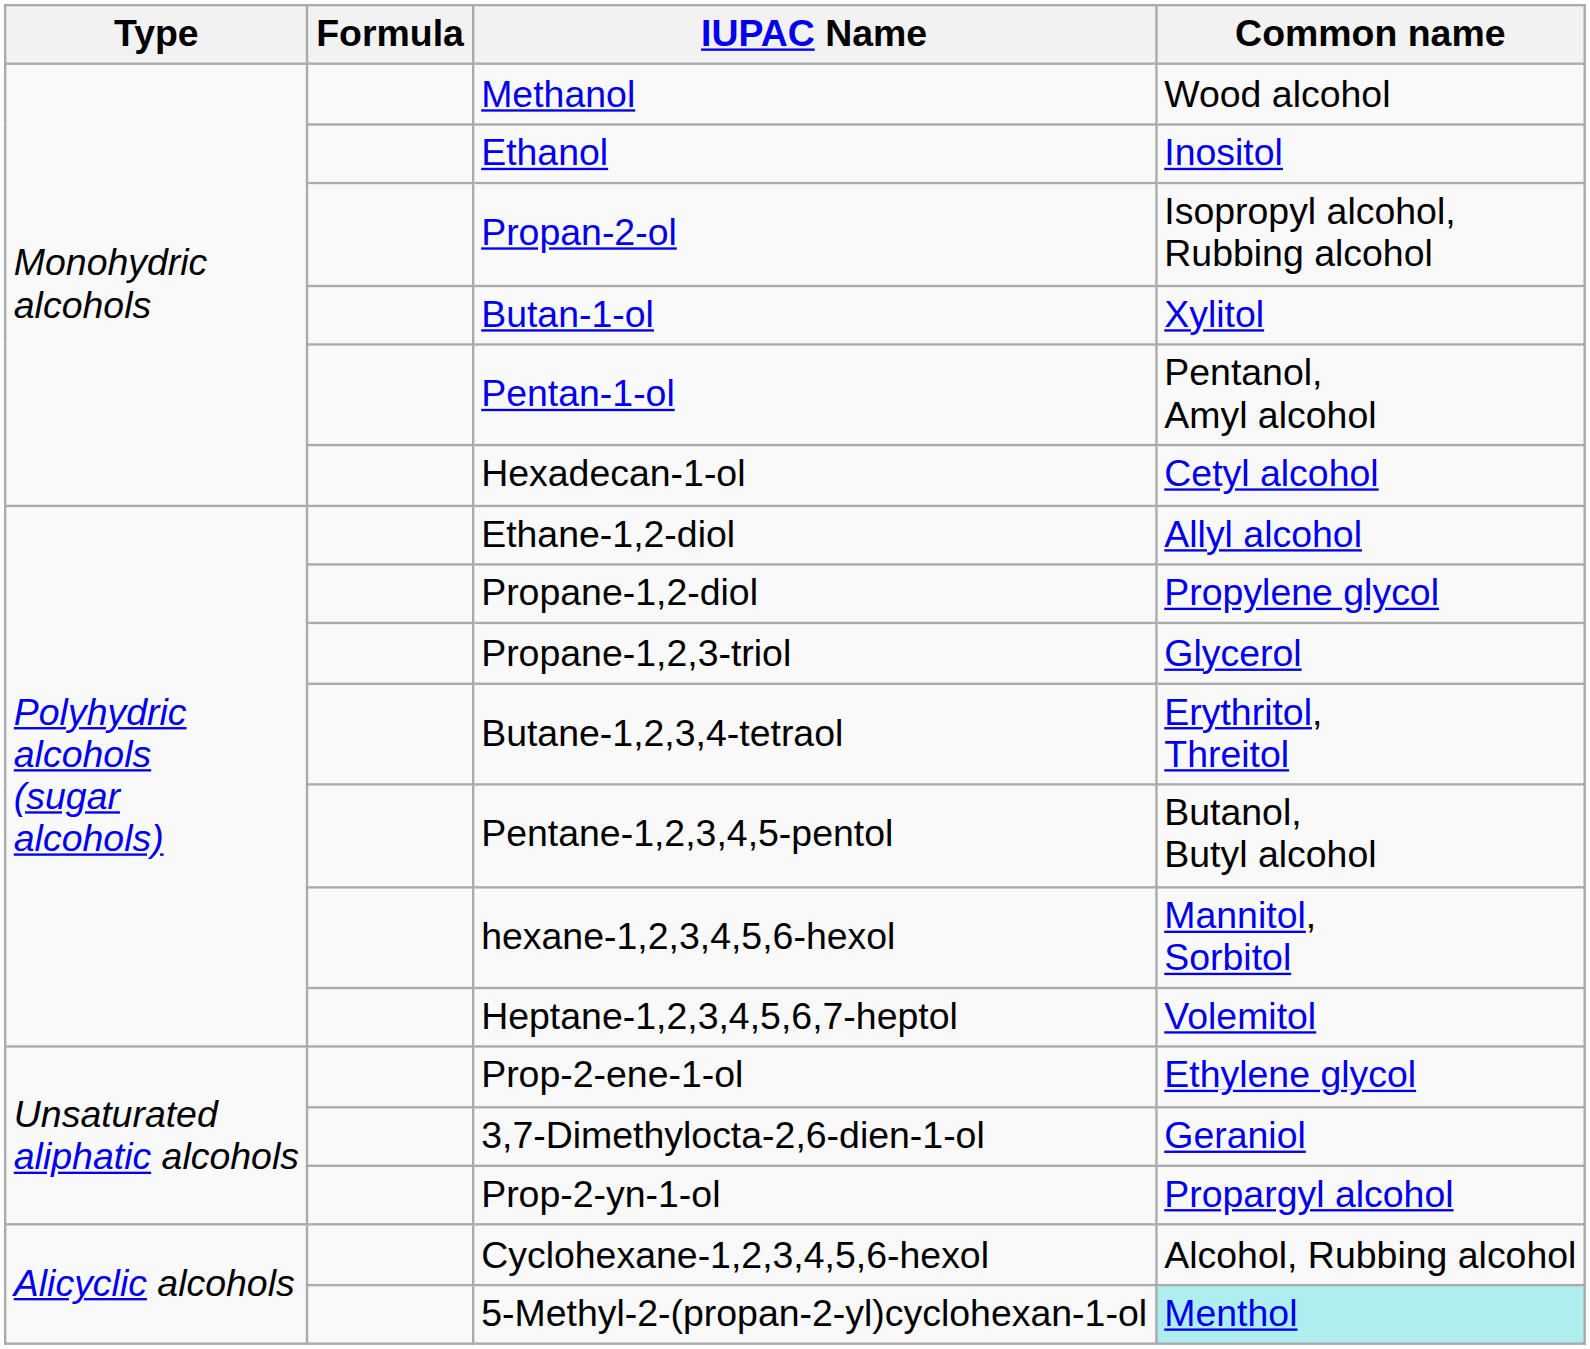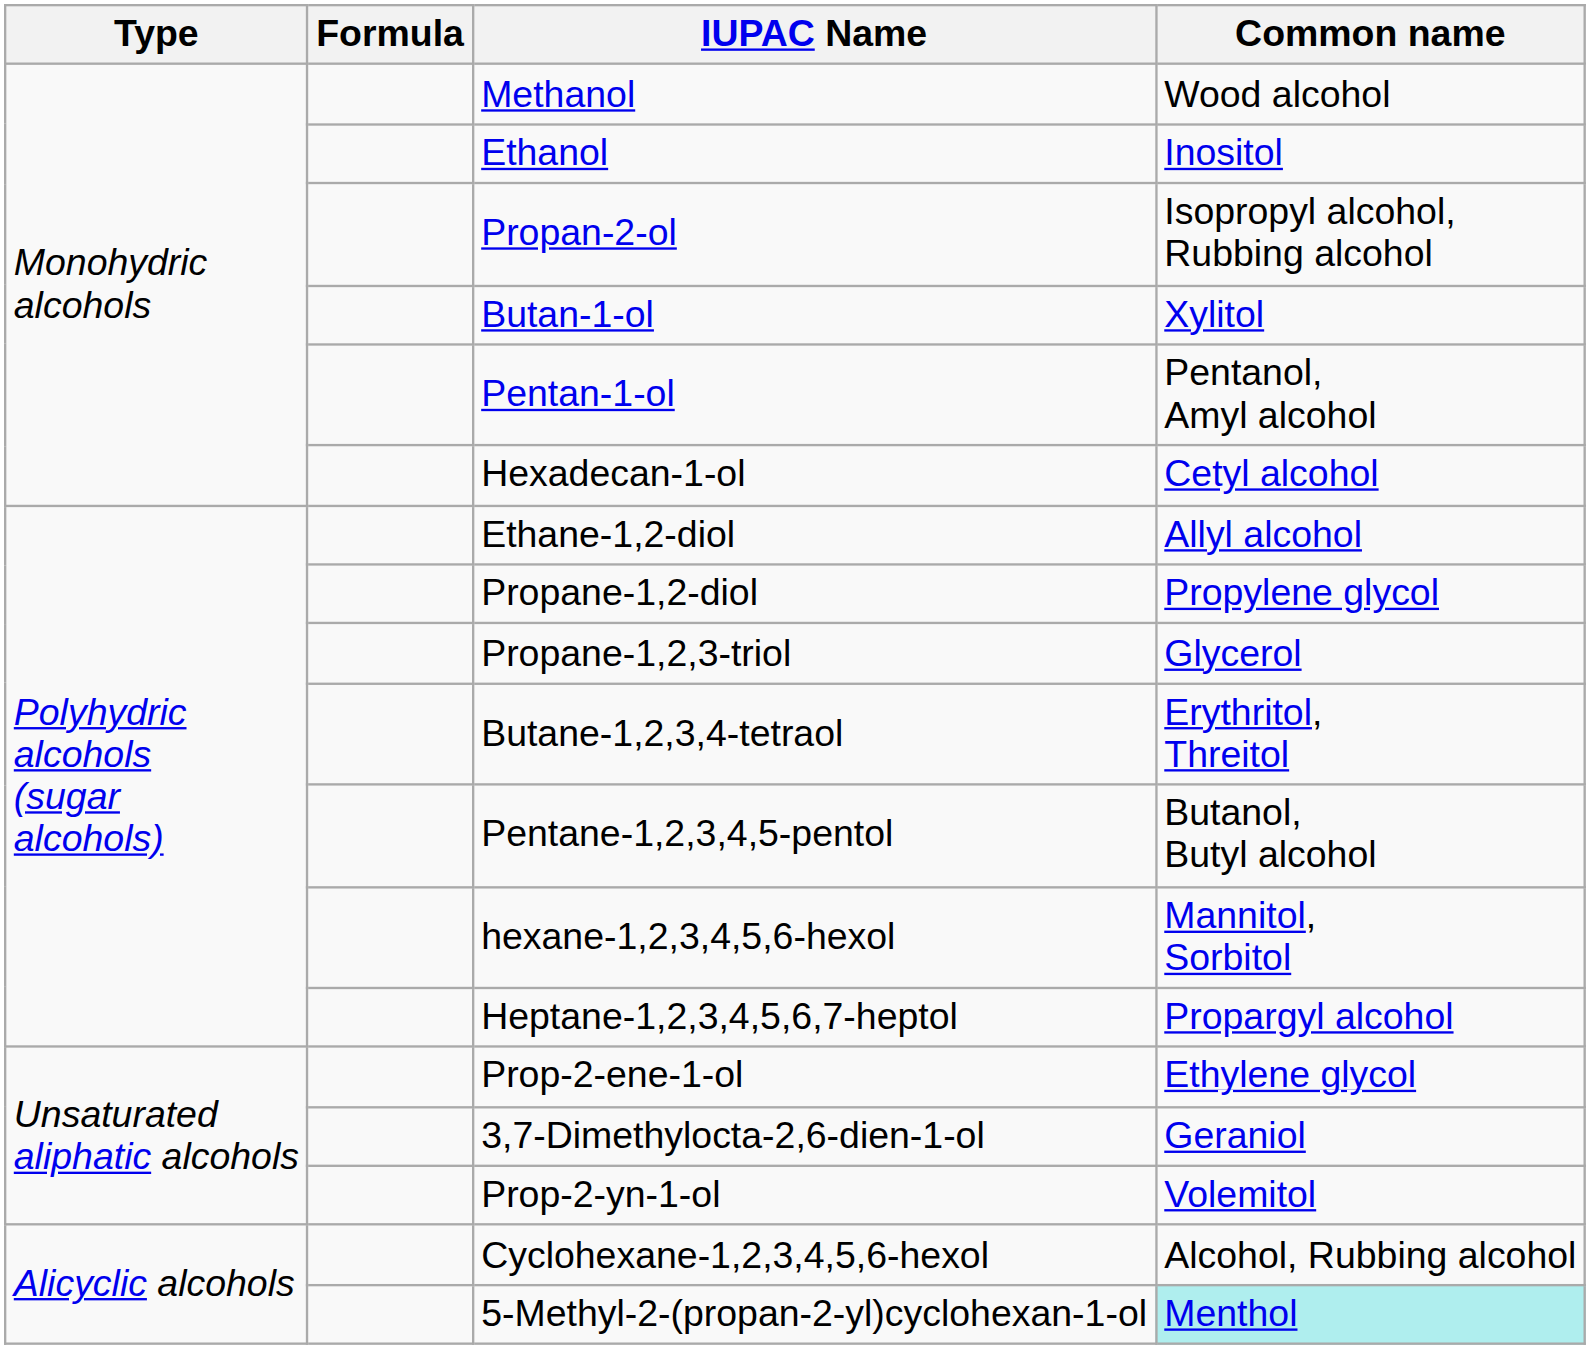(1240, 1016) Volemitol -> (1309, 1016) Propargyl alcohol
(1309, 1194) Propargyl alcohol -> (1240, 1194) Volemitol
